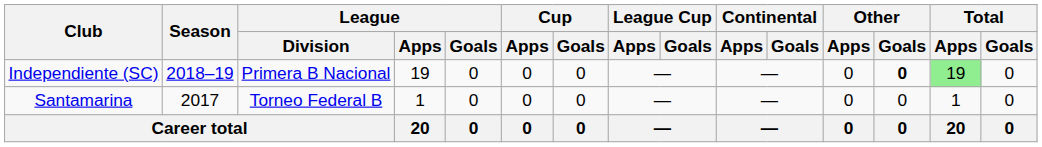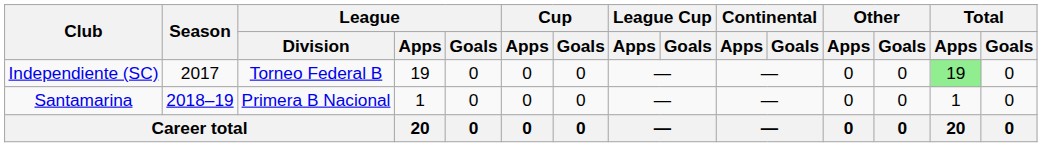(200, 73) 2018–19 -> (200, 73) 2017
(316, 73) Primera B Nacional -> (316, 73) Torneo Federal B
(902, 73) bold -> (902, 73) normal
(200, 100) 2017 -> (200, 100) 2018–19
(316, 100) Torneo Federal B -> (316, 100) Primera B Nacional
